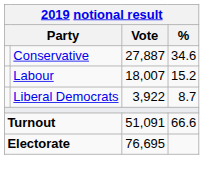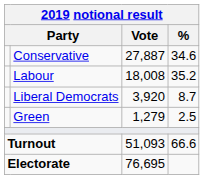(145, 76) 18,007 -> (145, 76) 18,008
(184, 76) 15.2 -> (184, 76) 35.2
(149, 96) 3,922 -> (149, 96) 3,920
+ row: (31, 117)
(145, 123) 51,091 -> (145, 144) 51,093
